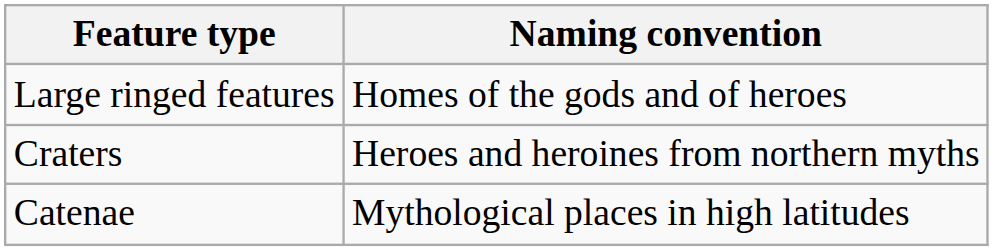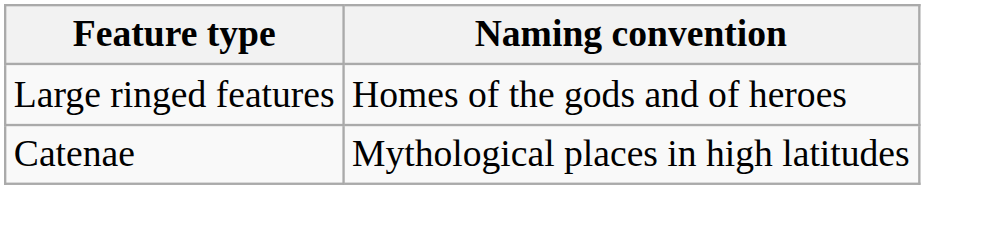- row: (68, 153)
